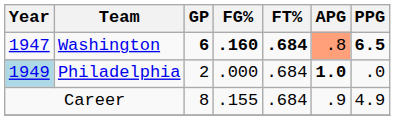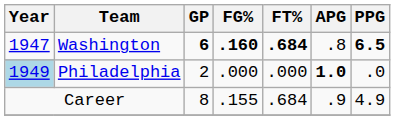(336, 46) lightsalmon background -> (336, 46) no background
(287, 74) .684 -> (287, 74) .000
